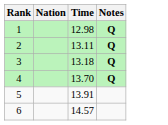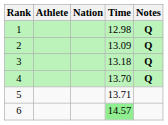+ column: (52, 12)
(82, 45) 13.11 -> (119, 45) 13.09
(82, 95) 13.91 -> (119, 95) 13.71
(82, 111) no background -> (119, 111) lightgreen background
